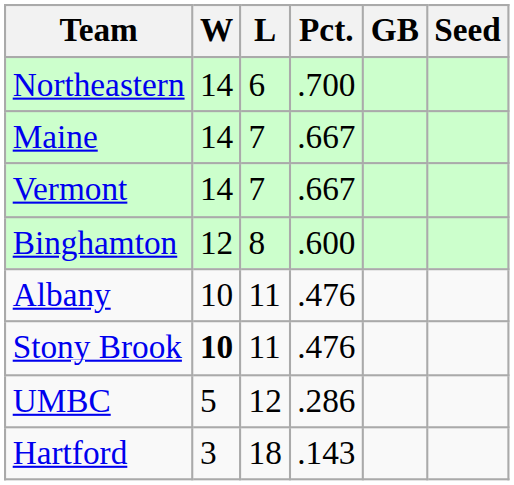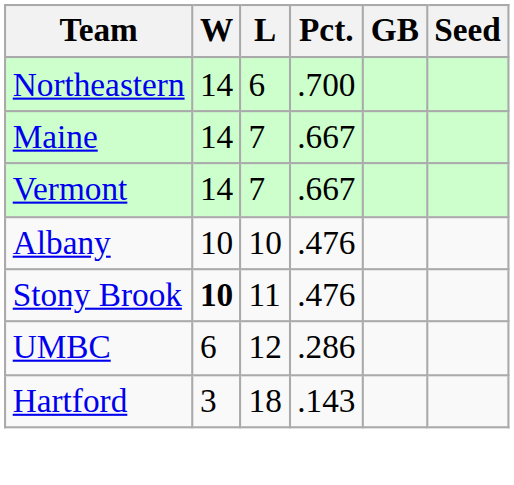- row: (95, 242)
(265, 294) 11 -> (265, 242) 10
(208, 400) 5 -> (208, 347) 6
